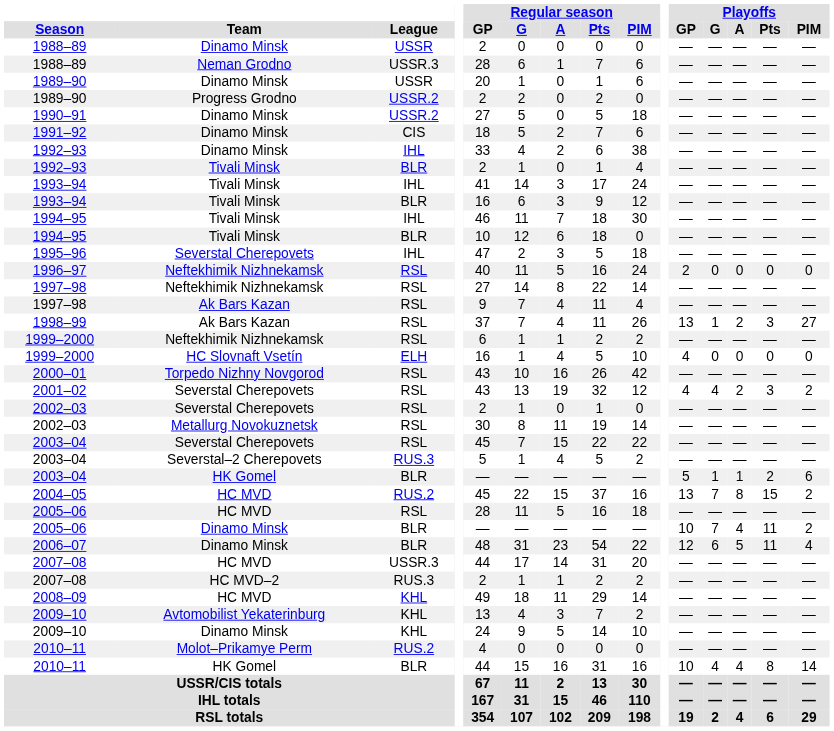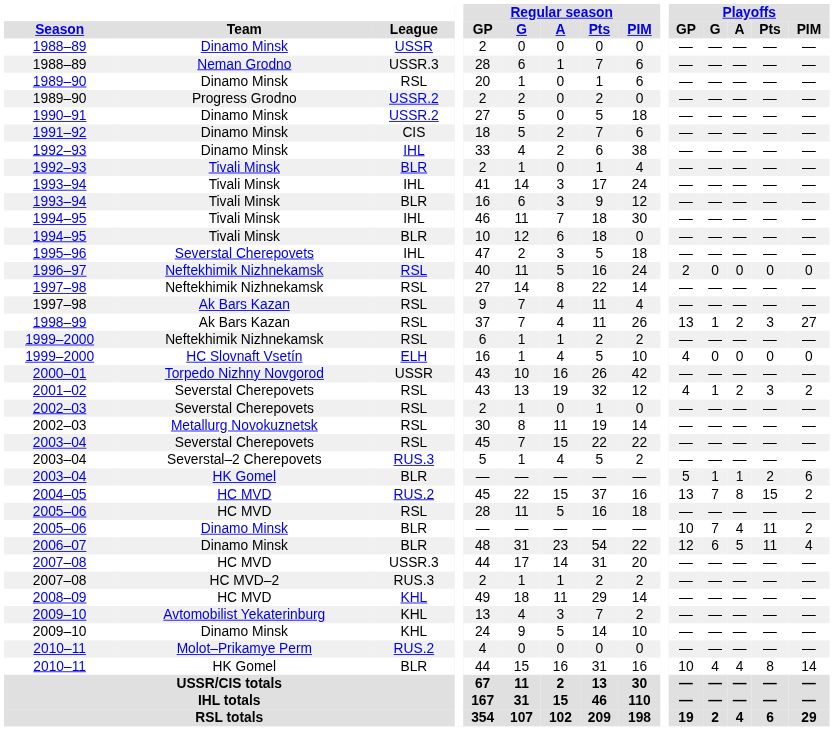(414, 81) USSR -> (414, 81) RSL
(414, 373) RSL -> (414, 373) USSR
(715, 391) 4 -> (715, 391) 1
